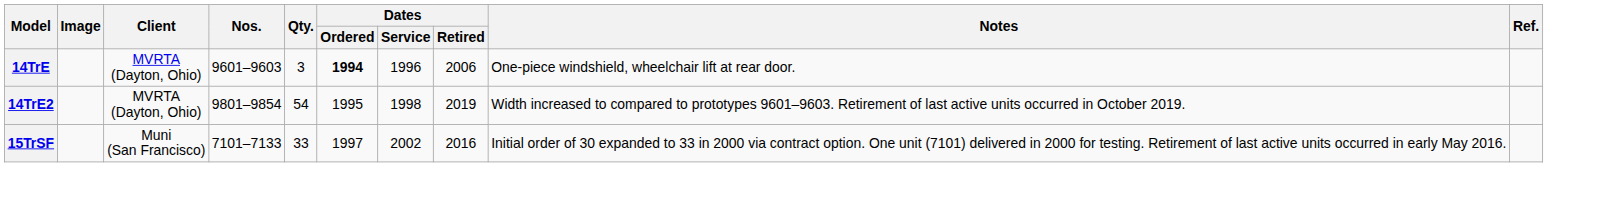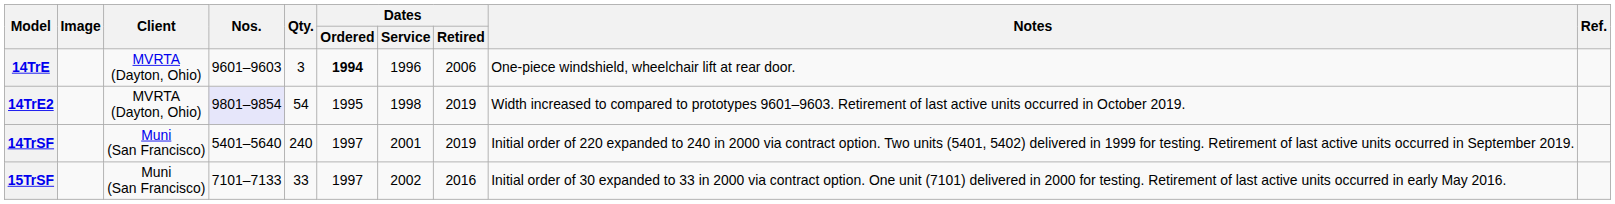(247, 105) no background -> (247, 105) lavender background
+ row: (31, 142)
